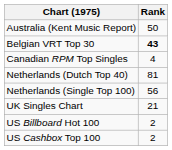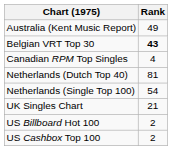(153, 28) 50 -> (153, 28) 49
(153, 91) 56 -> (153, 91) 54
